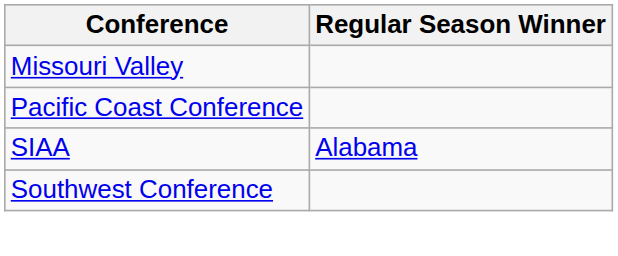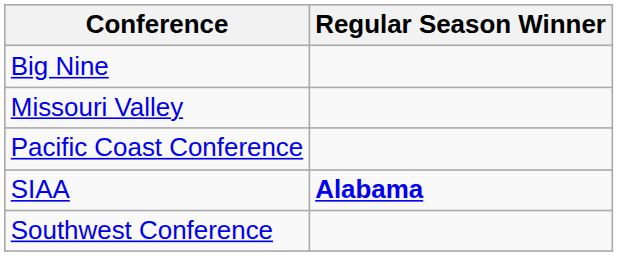+ row: (60, 66)
(366, 148) normal -> (369, 189) bold
